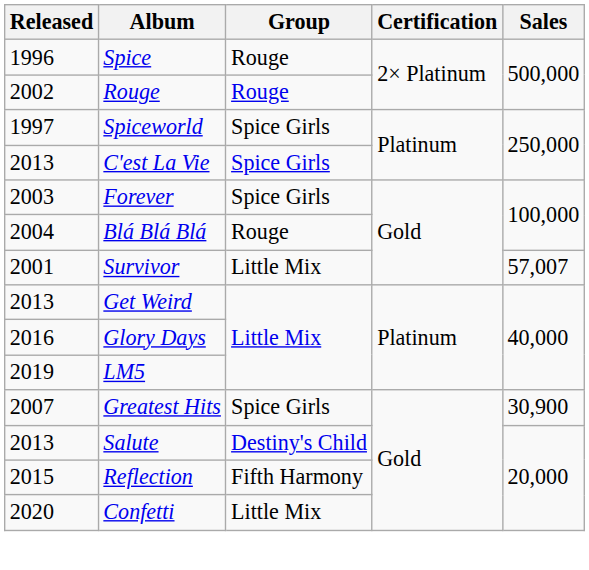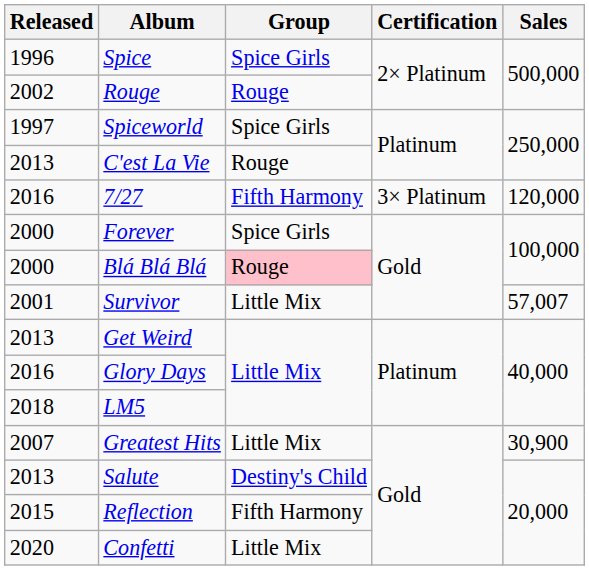(260, 57) Rouge -> (280, 57) Spice Girls
(280, 162) Spice Girls -> (260, 162) Rouge
+ row: (123, 197)
(32, 197) 2003 -> (32, 232) 2000
(32, 232) 2004 -> (32, 267) 2000
(260, 232) no background -> (260, 267) pink background
(32, 372) 2019 -> (32, 407) 2018
(280, 407) Spice Girls -> (276, 442) Little Mix
